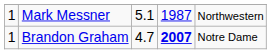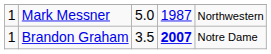(145, 15) 5.1 -> (145, 15) 5.0
(145, 37) 4.7 -> (145, 37) 3.5
